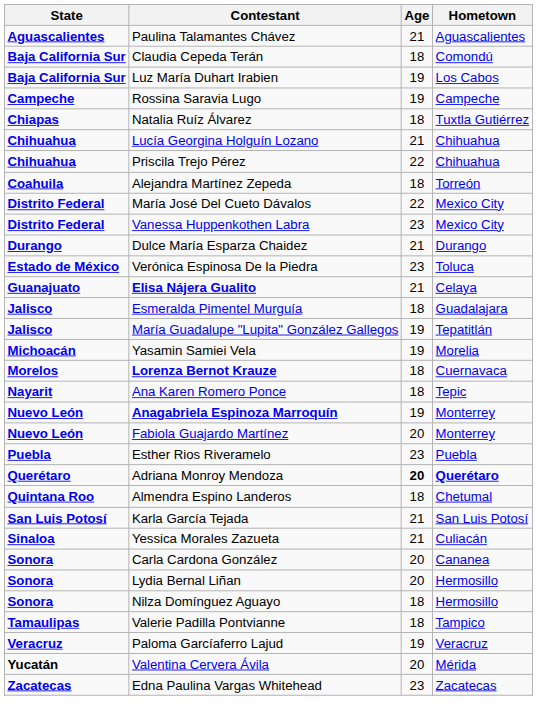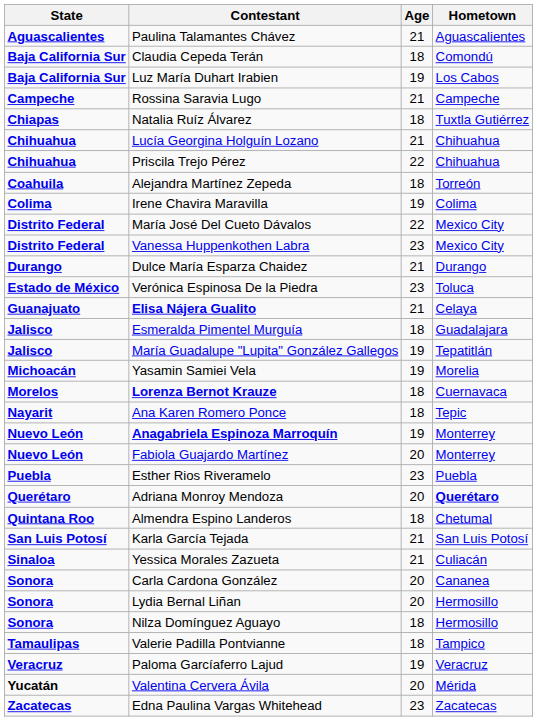(417, 99) 19 -> (417, 99) 21
+ row: (200, 203)
(417, 476) bold -> (417, 497) normal
